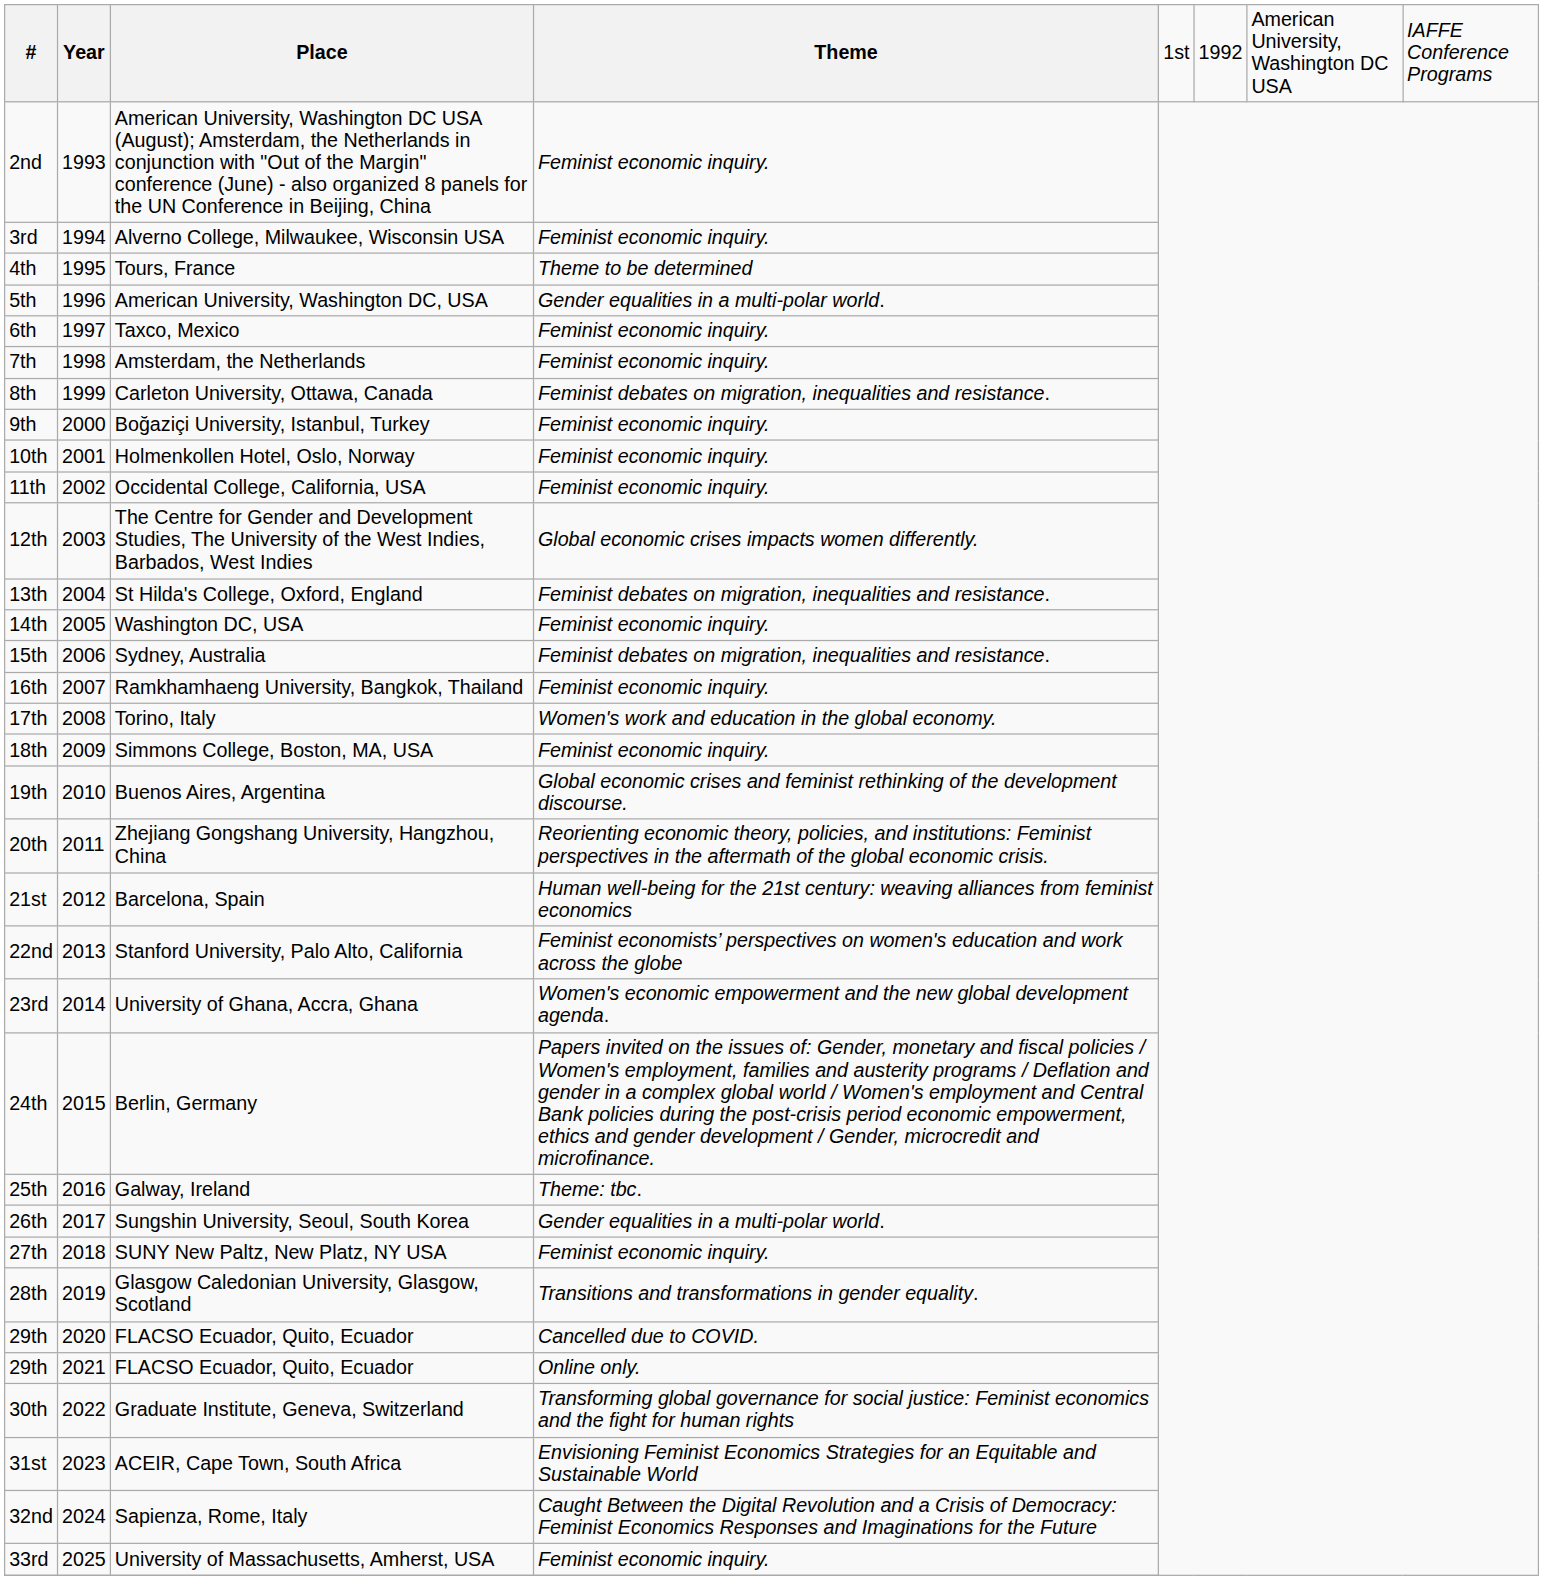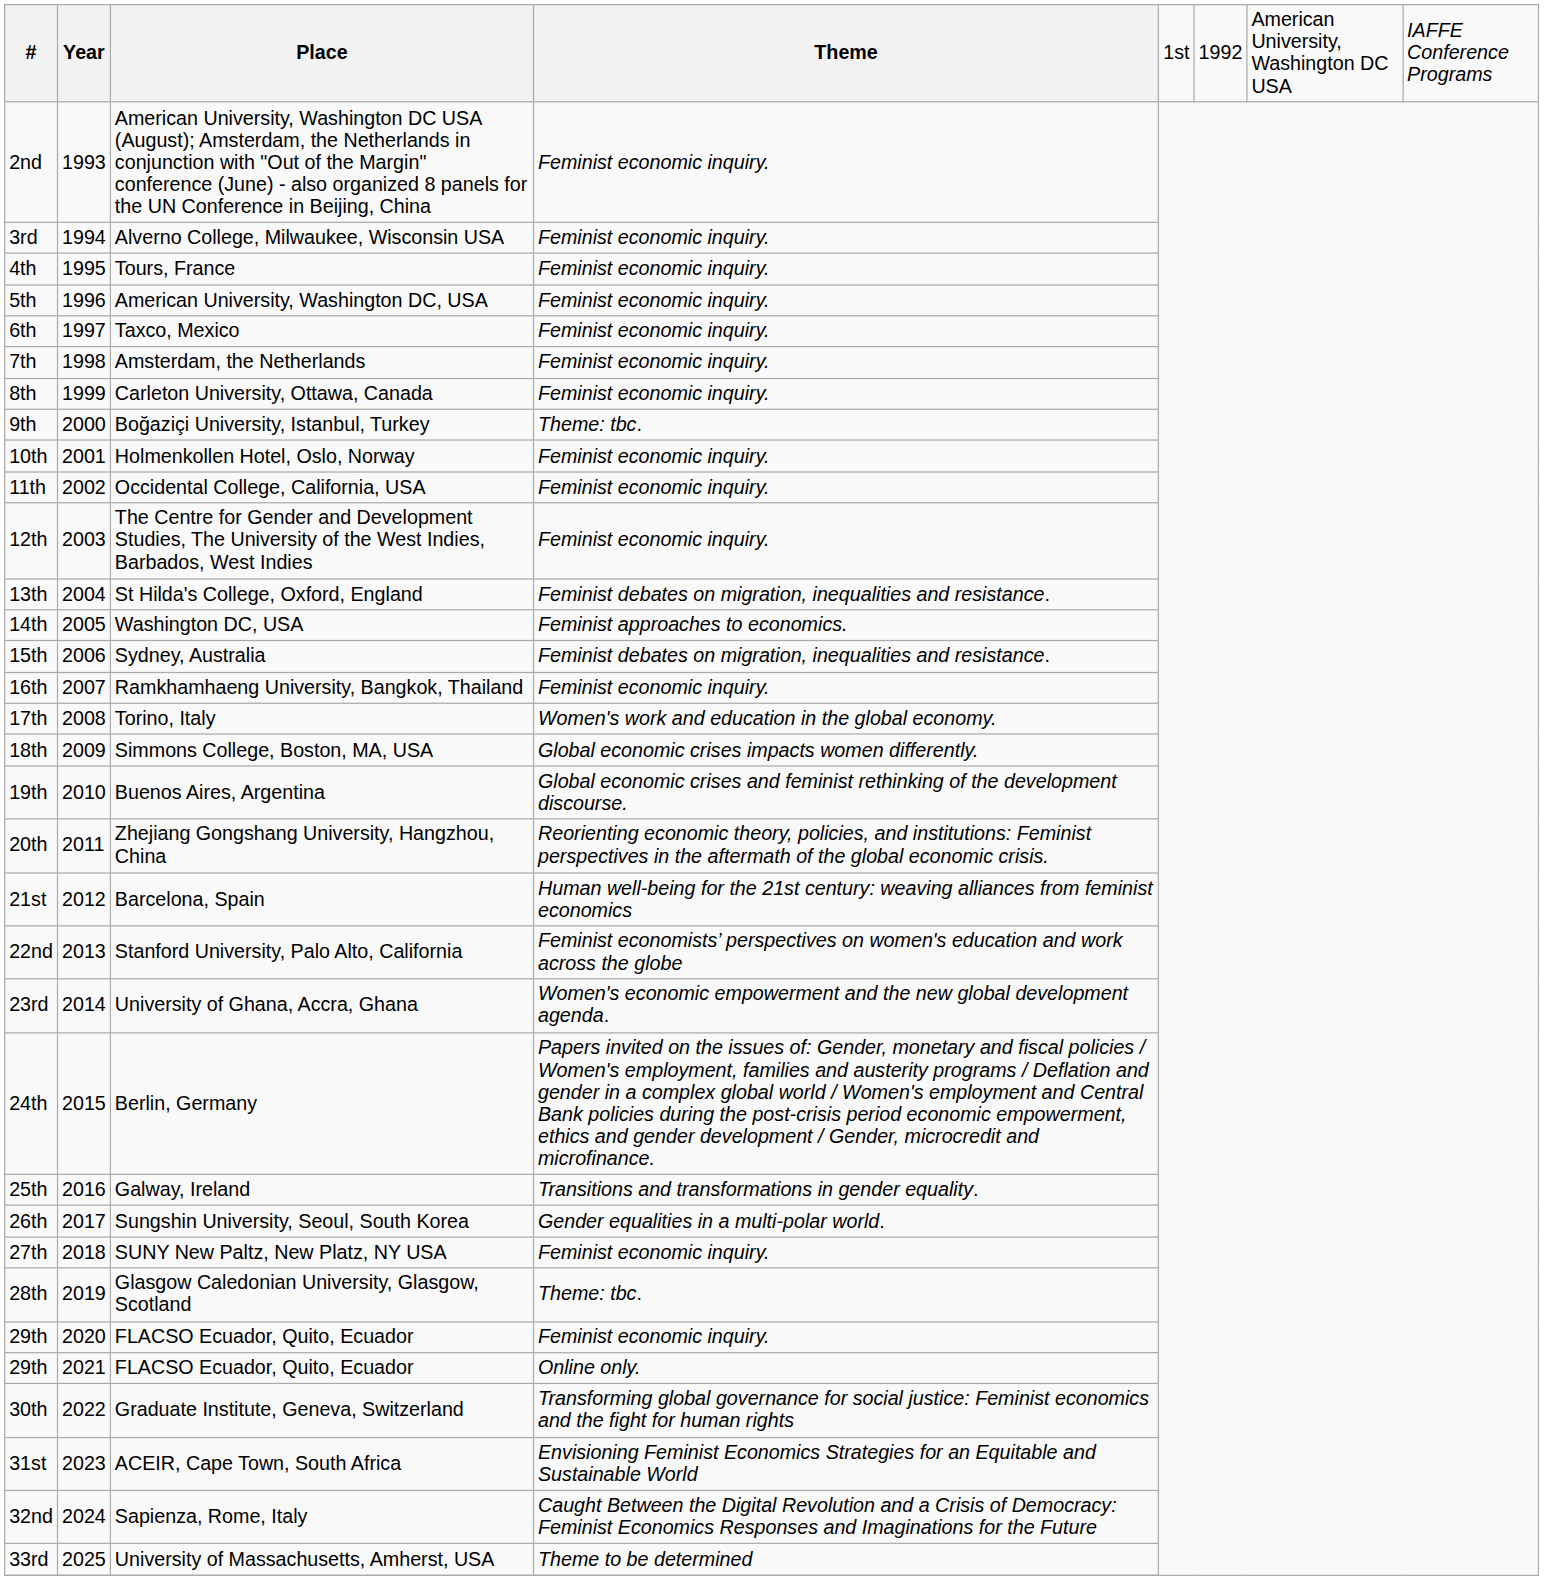(645, 268) Theme to be determined -> (654, 268) Feminist economic inquiry.
(711, 299) Gender equalities in a multi-polar world. -> (654, 299) Feminist economic inquiry.
(794, 393) Feminist debates on migration, inequalities and resistance. -> (654, 393) Feminist economic inquiry.
(654, 424) Feminist economic inquiry. -> (590, 424) Theme: tbc.
(758, 540) Global economic crises impacts women differently. -> (654, 540) Feminist economic inquiry.
(654, 625) Feminist economic inquiry. -> (693, 625) Feminist approaches to economics.
(654, 749) Feminist economic inquiry. -> (758, 749) Global economic crises impacts women differently.
(590, 1189) Theme: tbc. -> (758, 1189) Transitions and transformations in gender equality.
(758, 1294) Transitions and transformations in gender equality. -> (590, 1294) Theme: tbc.
(648, 1336) Cancelled due to COVID. -> (654, 1336) Feminist economic inquiry.
(654, 1559) Feminist economic inquiry. -> (645, 1559) Theme to be determined
